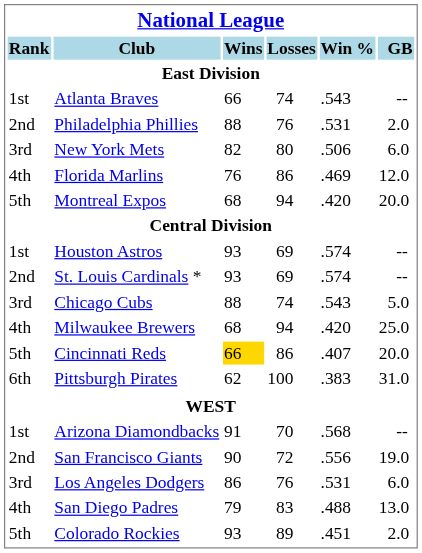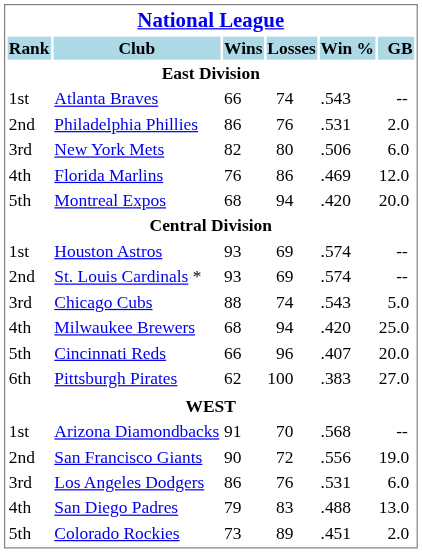(233, 124) 88 -> (233, 124) 86
(233, 352) gold background -> (233, 352) no background
(280, 352) 86 -> (280, 352) 96
(394, 378) 31.0 -> (394, 378) 27.0
(233, 533) 93 -> (233, 533) 73
